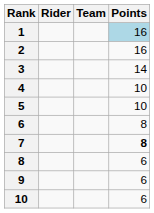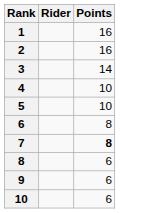- column: (91, 13)
(140, 32) lightblue background -> (105, 32) no background
